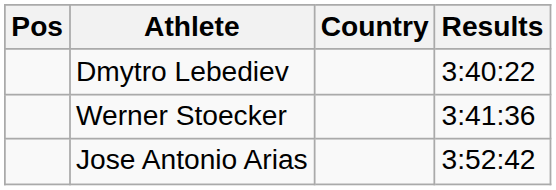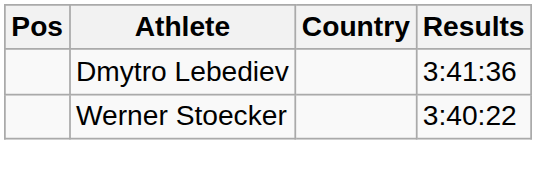(489, 71) 3:40:22 -> (470, 71) 3:41:36
(489, 116) 3:41:36 -> (470, 116) 3:40:22
- row: (192, 160)
